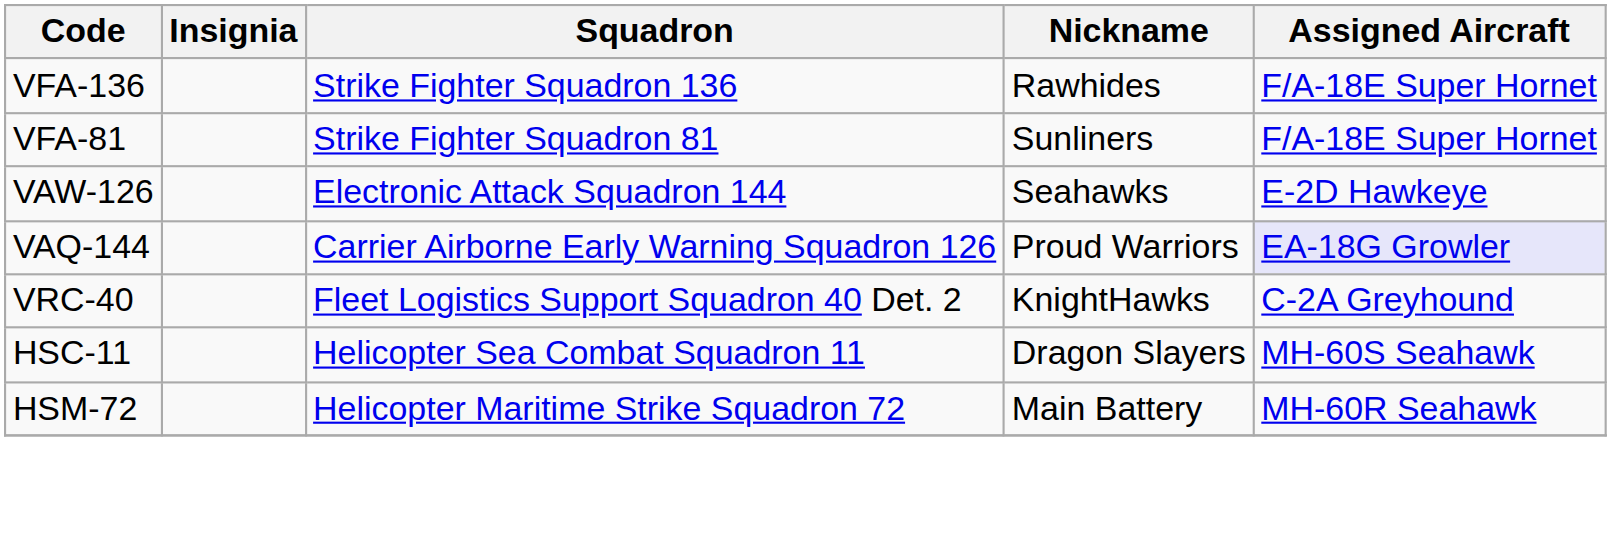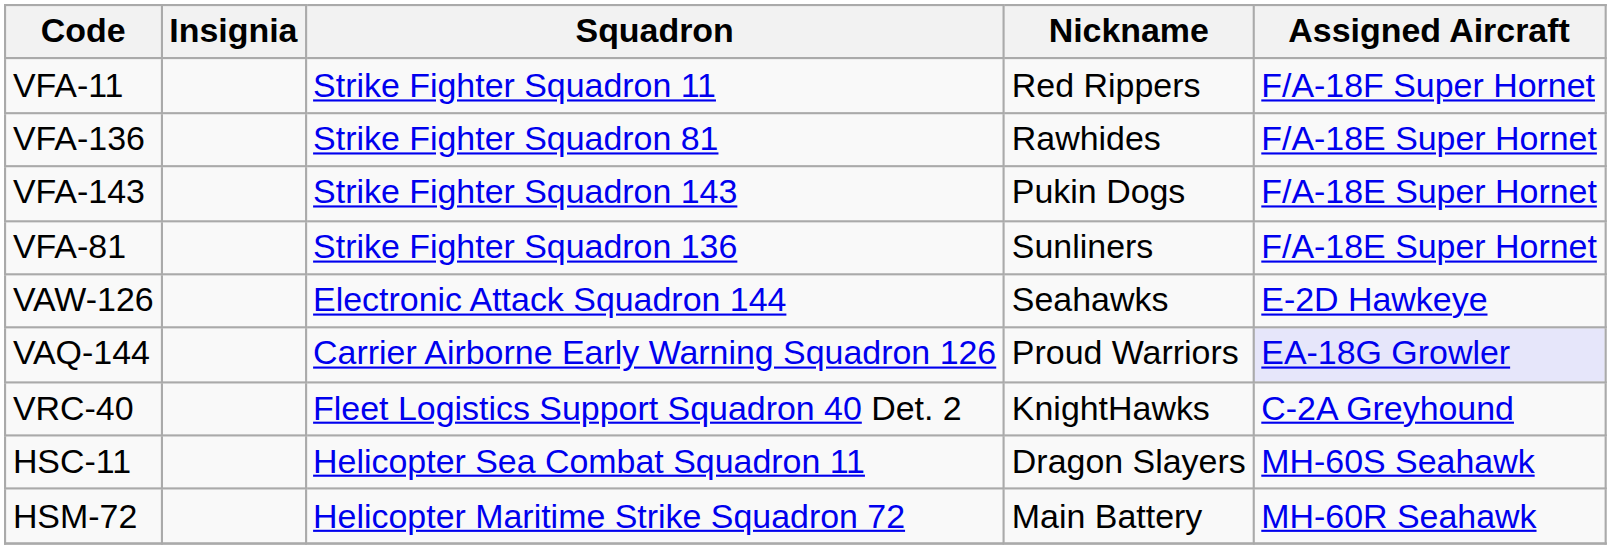+ row: (68, 85)
(525, 85) Strike Fighter Squadron 136 -> (516, 138) Strike Fighter Squadron 81
+ row: (79, 192)
(516, 138) Strike Fighter Squadron 81 -> (525, 246) Strike Fighter Squadron 136
